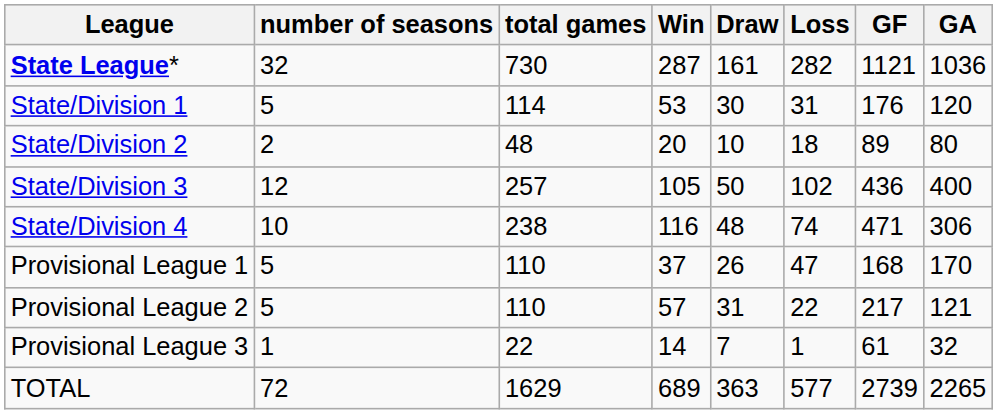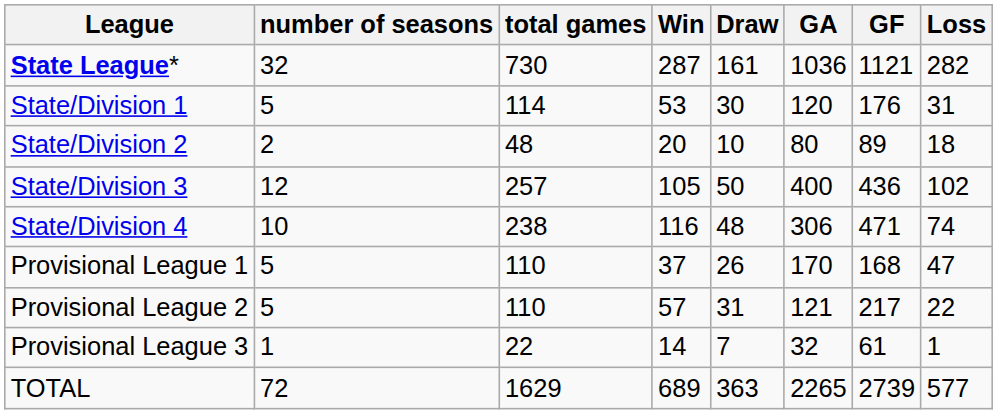columns swapped: (820, 24) <-> (958, 24)
